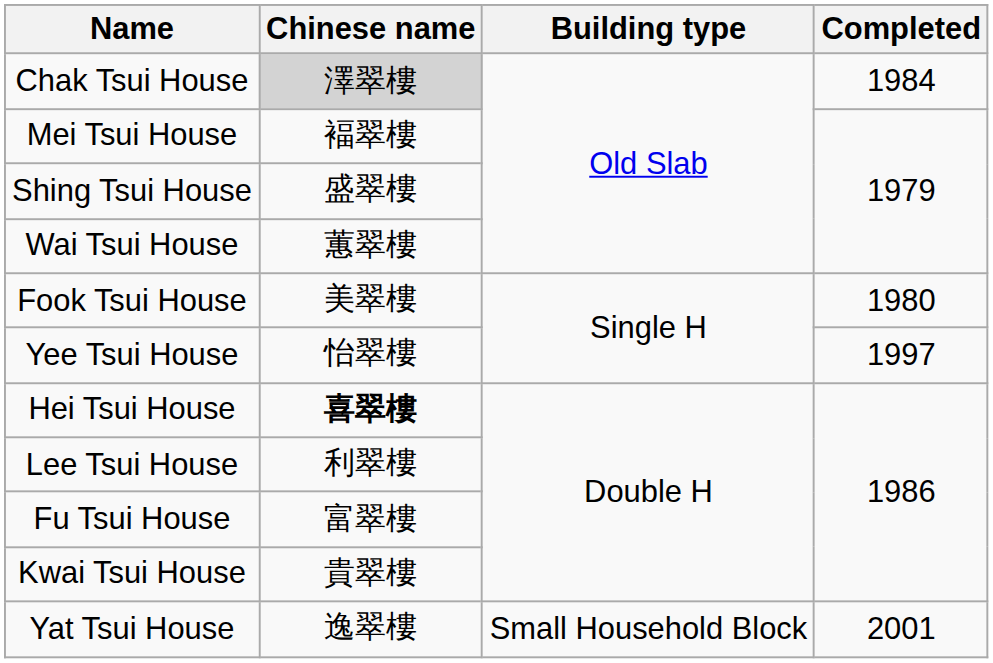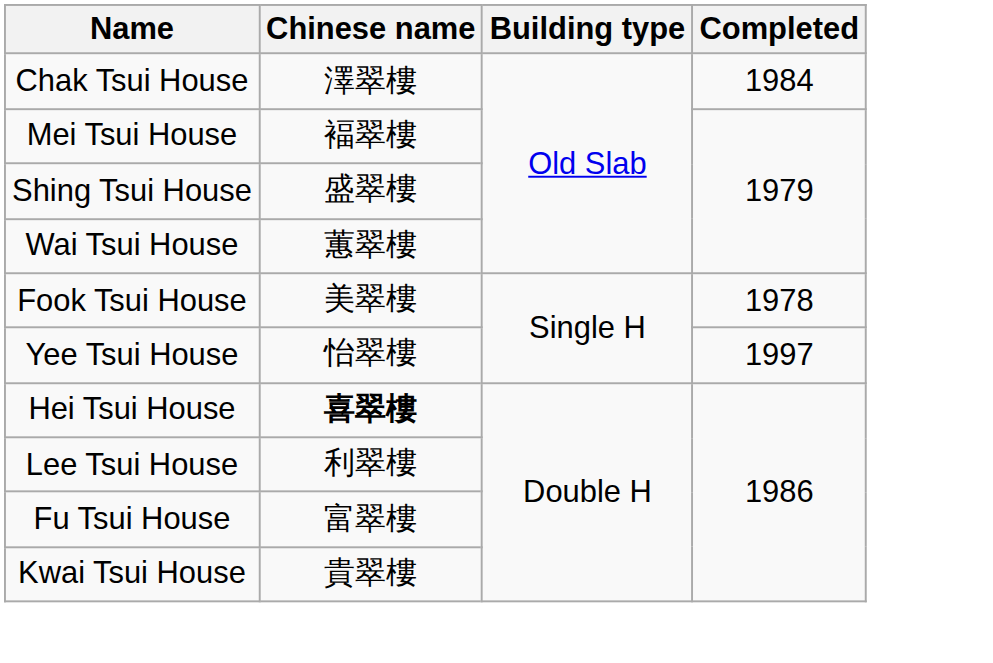(371, 79) lightgrey background -> (371, 79) no background
(901, 299) 1980 -> (779, 299) 1978
- row: (132, 628)
